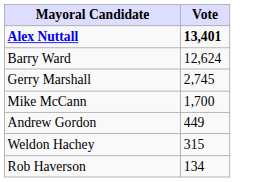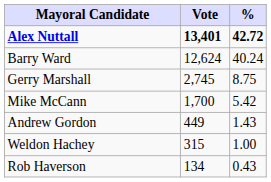+ column: (248, 15)
